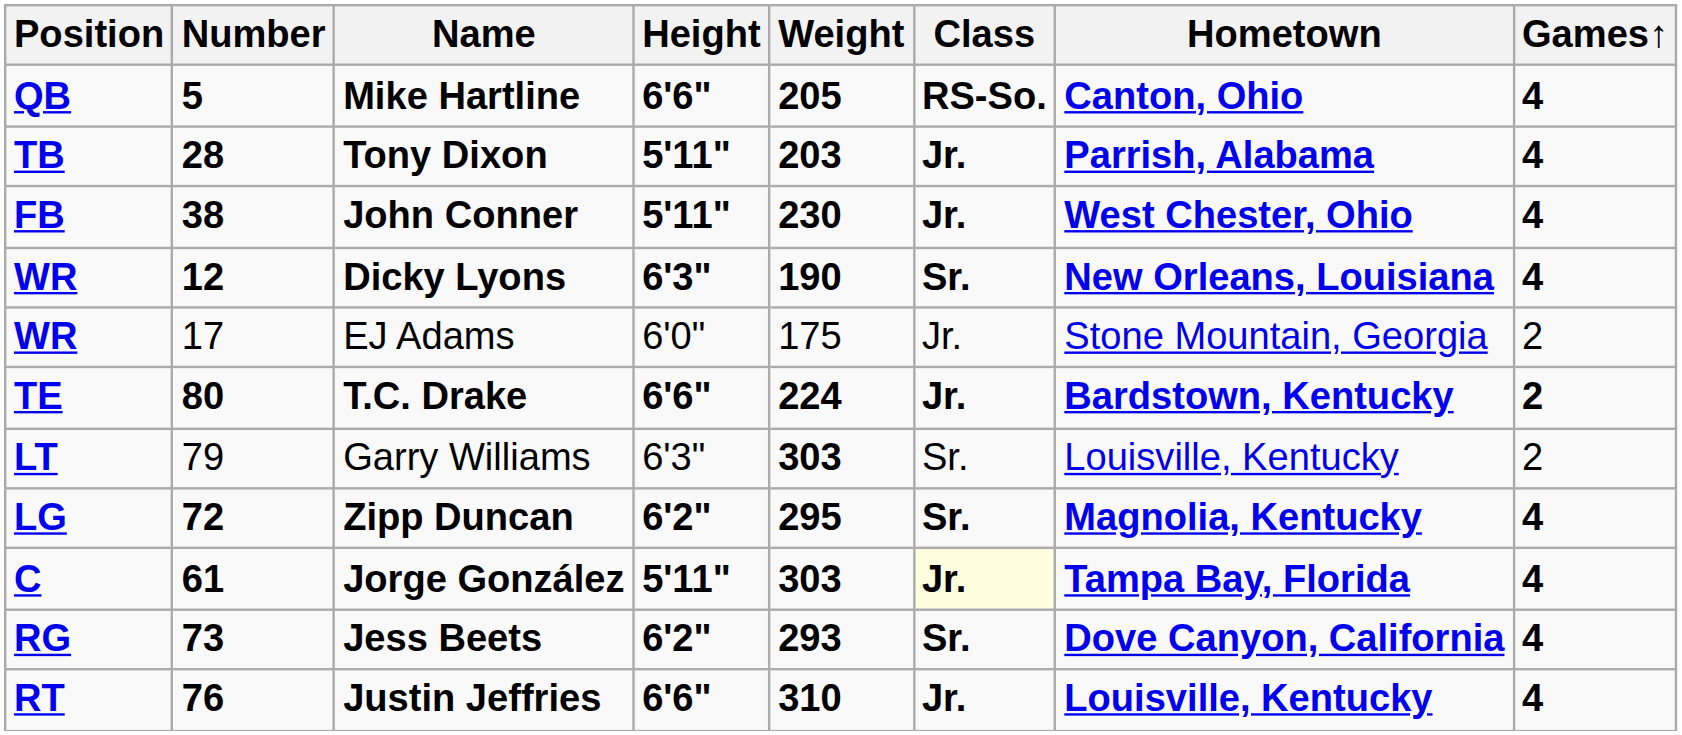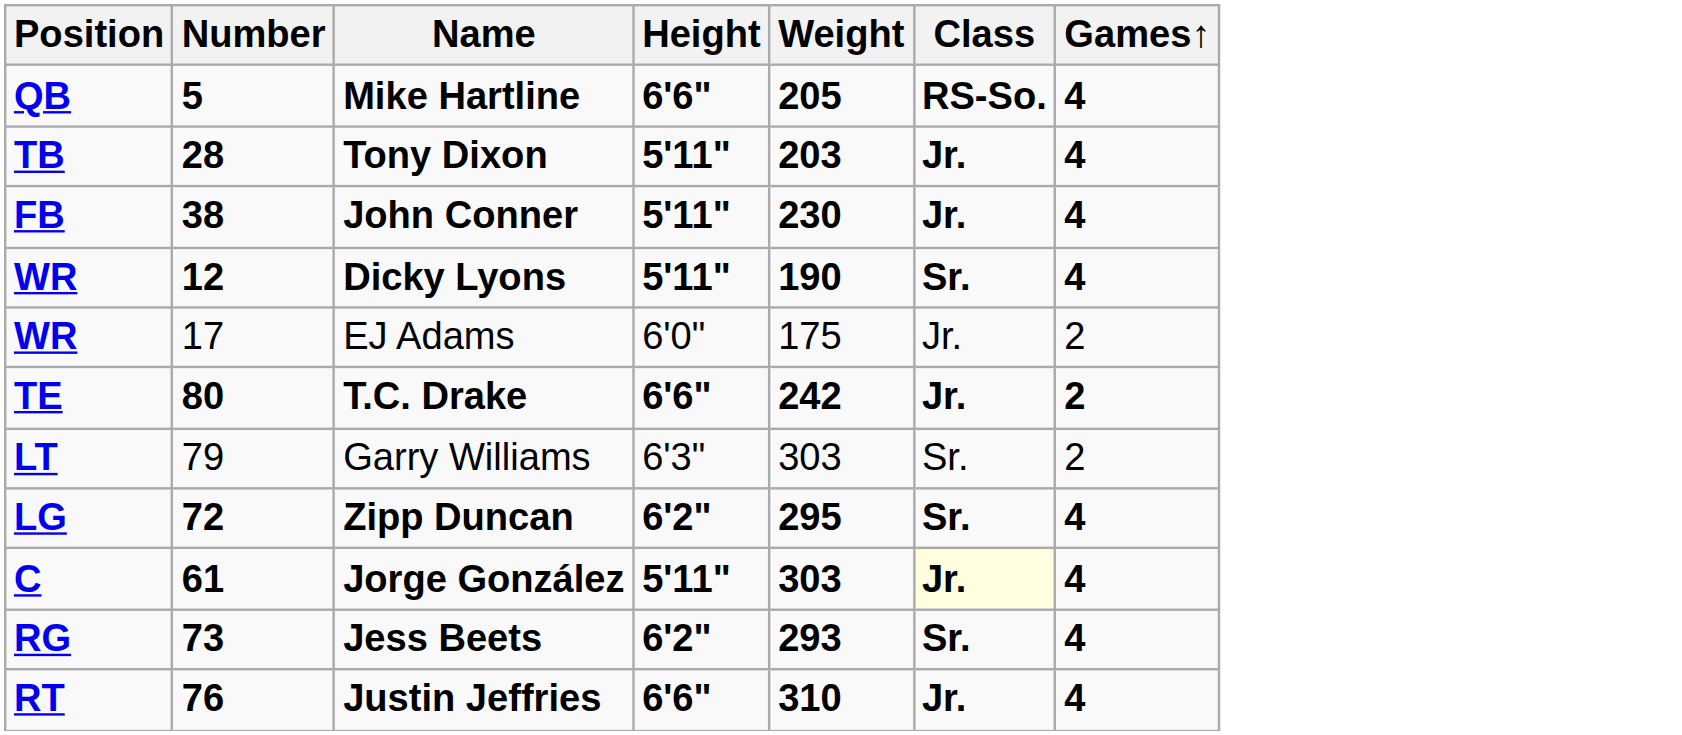- column: (1284, 34)
(677, 276) 6'3" -> (686, 276) 5'11"
(810, 397) 224 -> (810, 397) 242
(810, 457) bold -> (810, 457) normal
